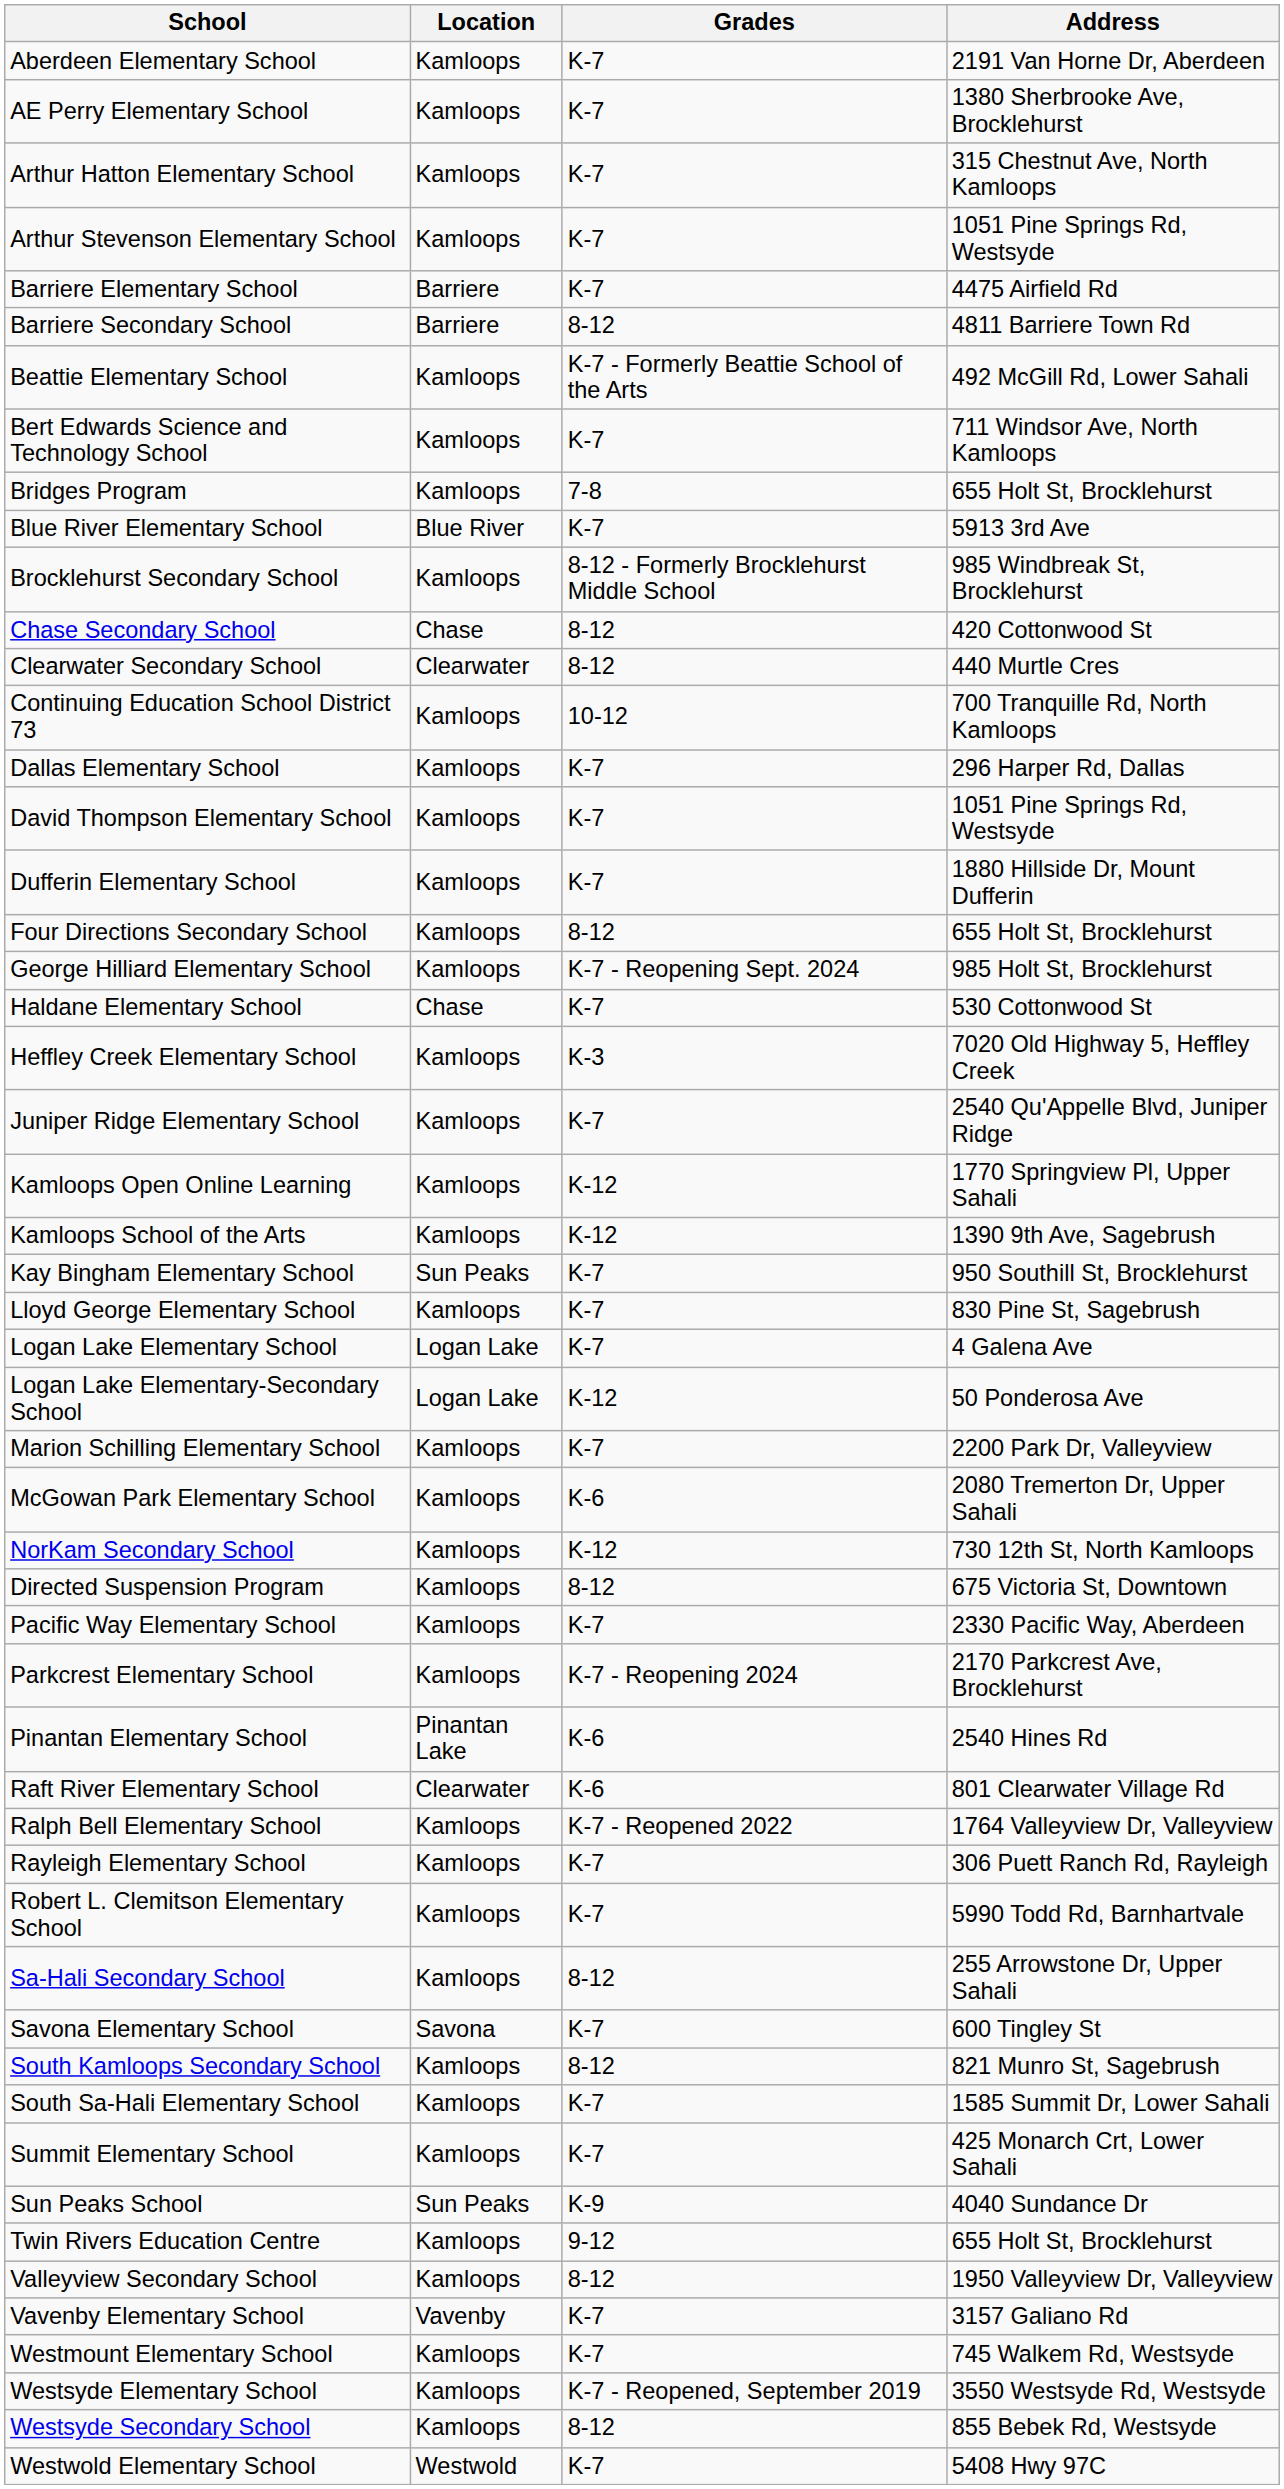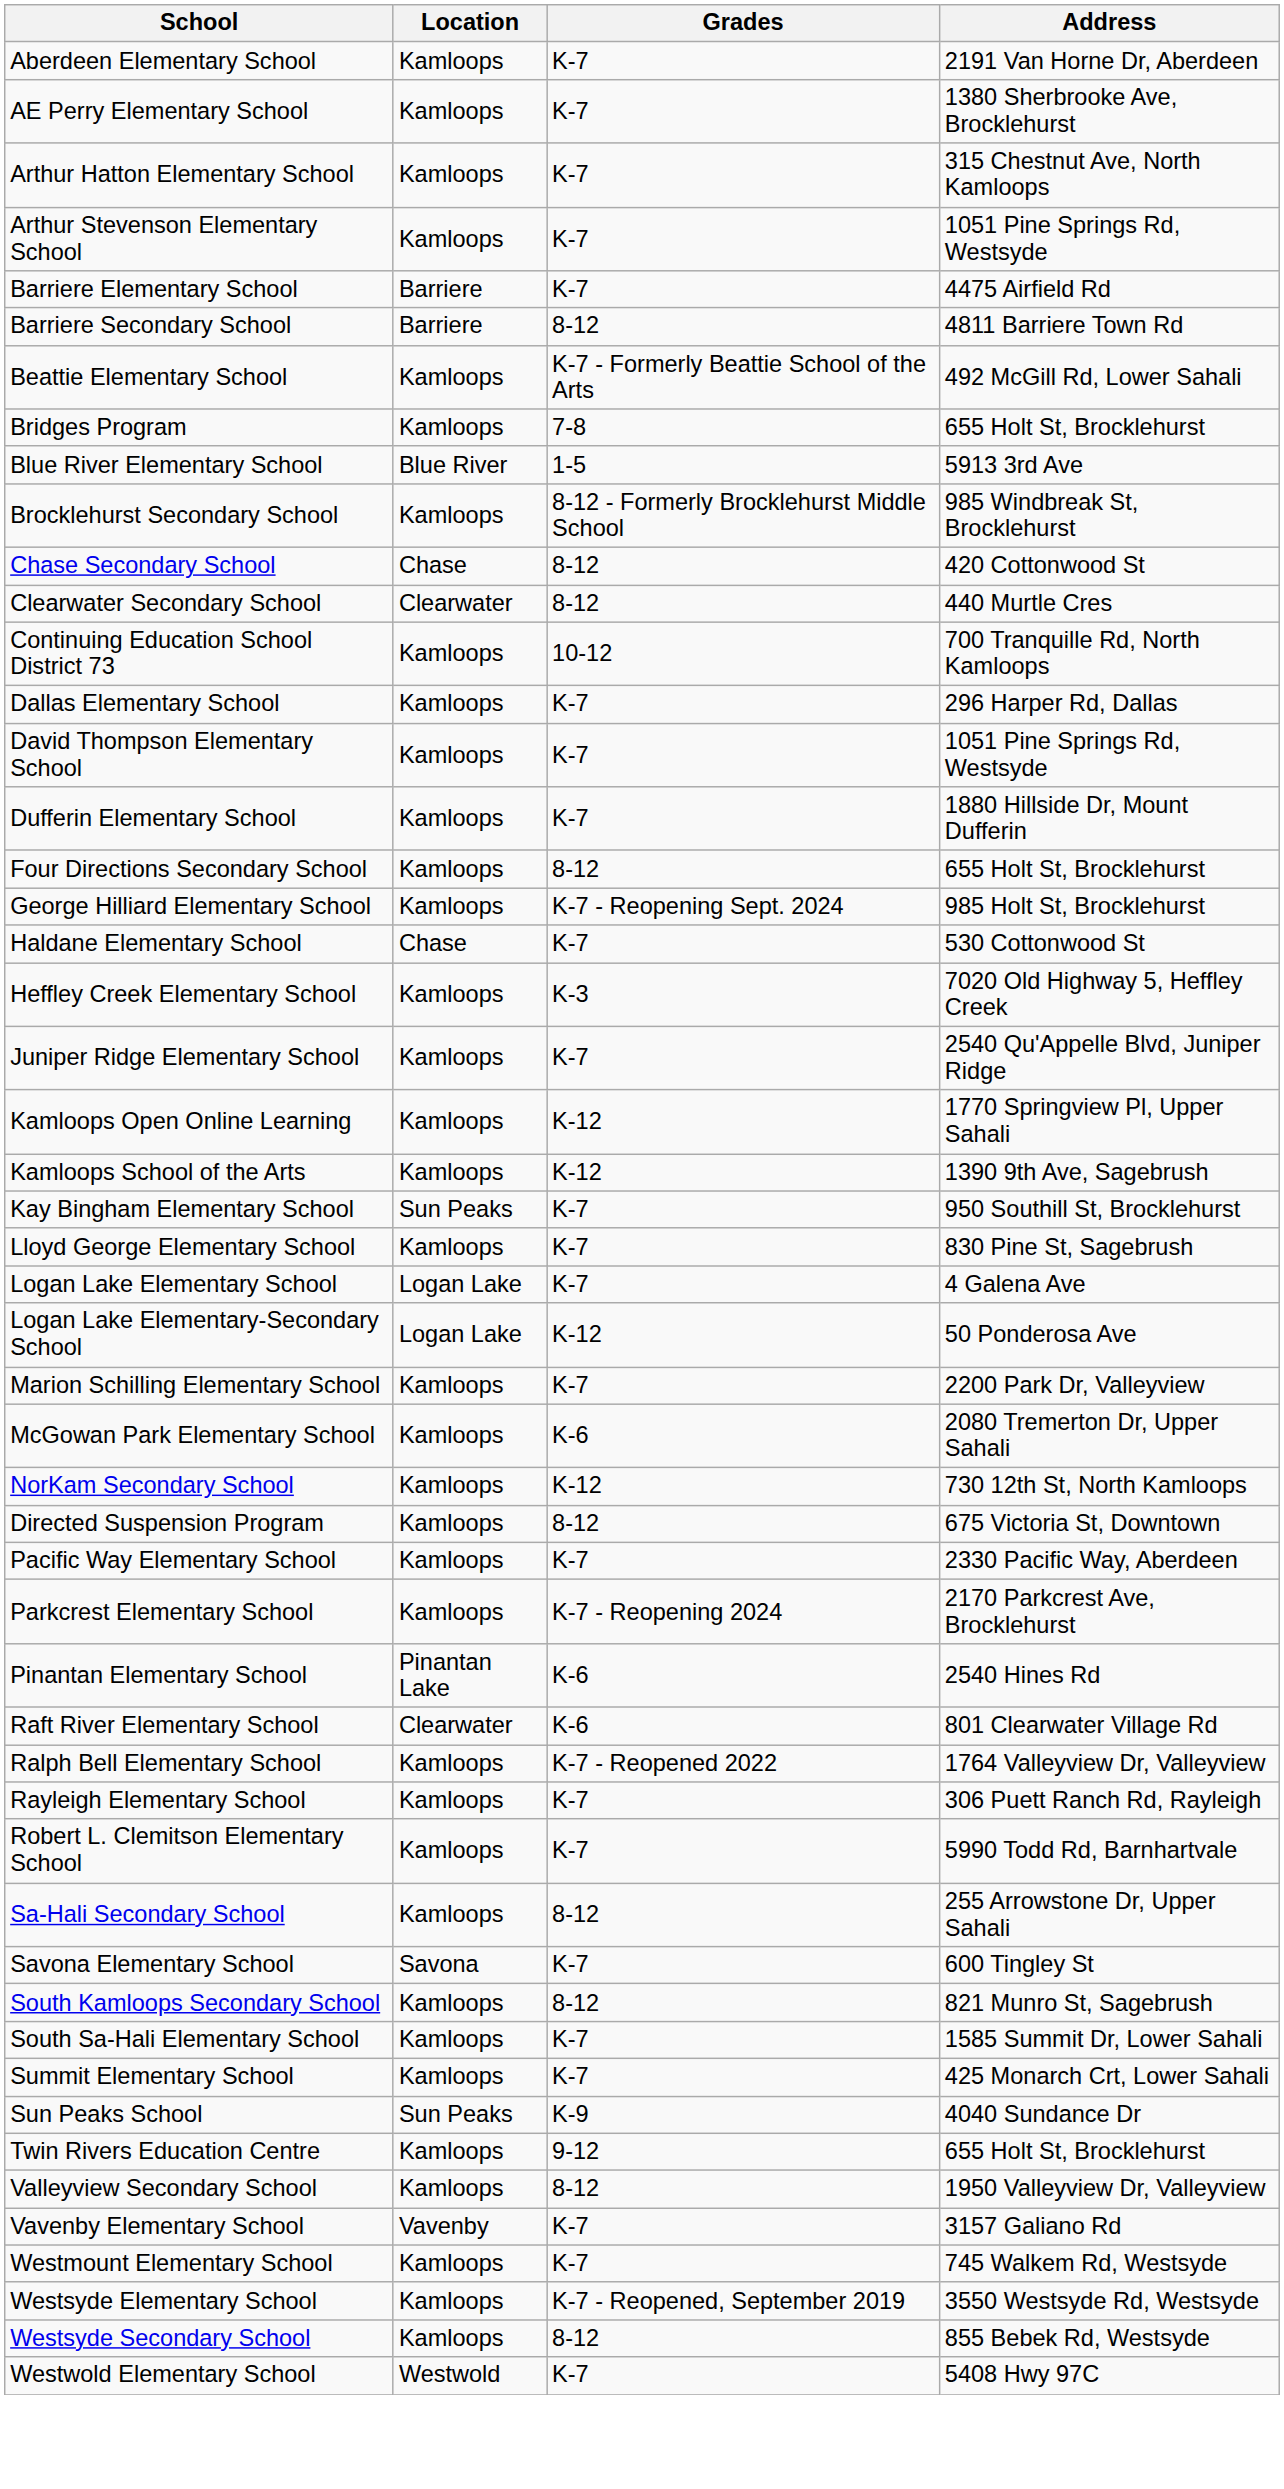- row: (149, 440)
(586, 528) K-7 -> (569, 464) 1-5
